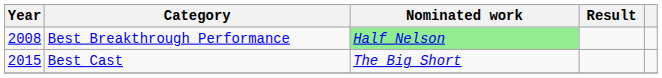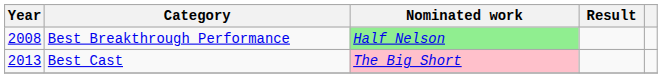(25, 61) 2015 -> (25, 61) 2013
(407, 61) no background -> (407, 61) pink background
